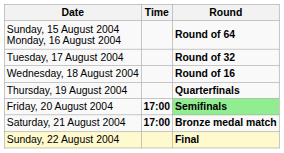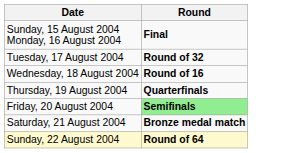- column: (157, 12)
(205, 35) Round of 64 -> (156, 35) Final
(187, 139) Final -> (174, 139) Round of 64
